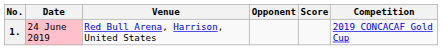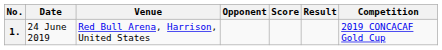+ column: (320, 12)
(47, 32) pink background -> (47, 32) no background
